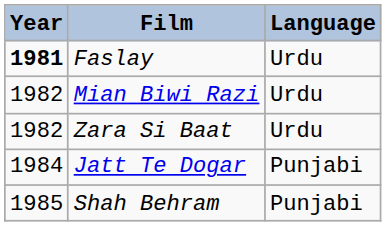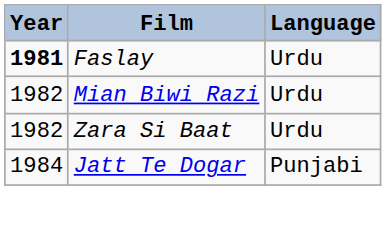- row: (147, 203)
